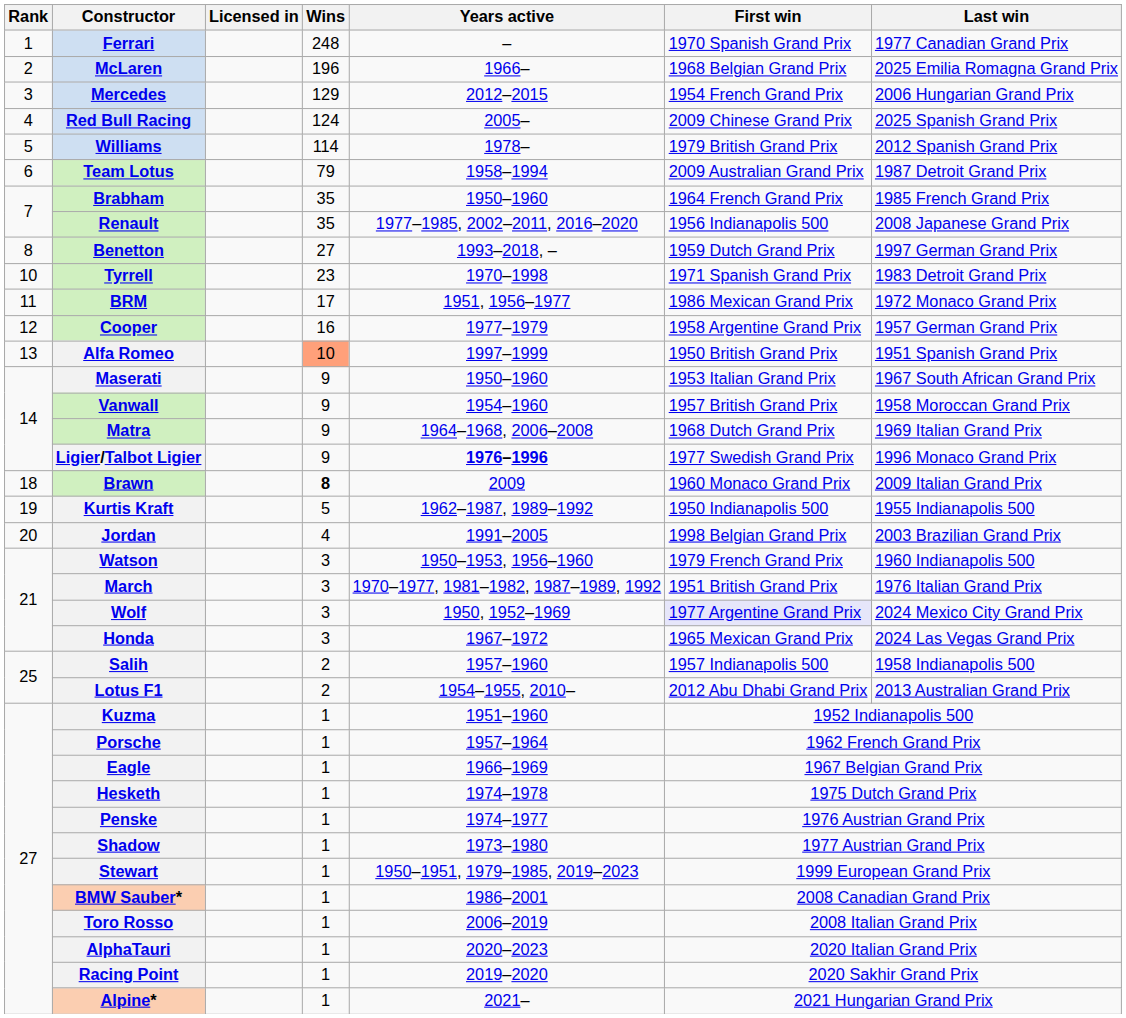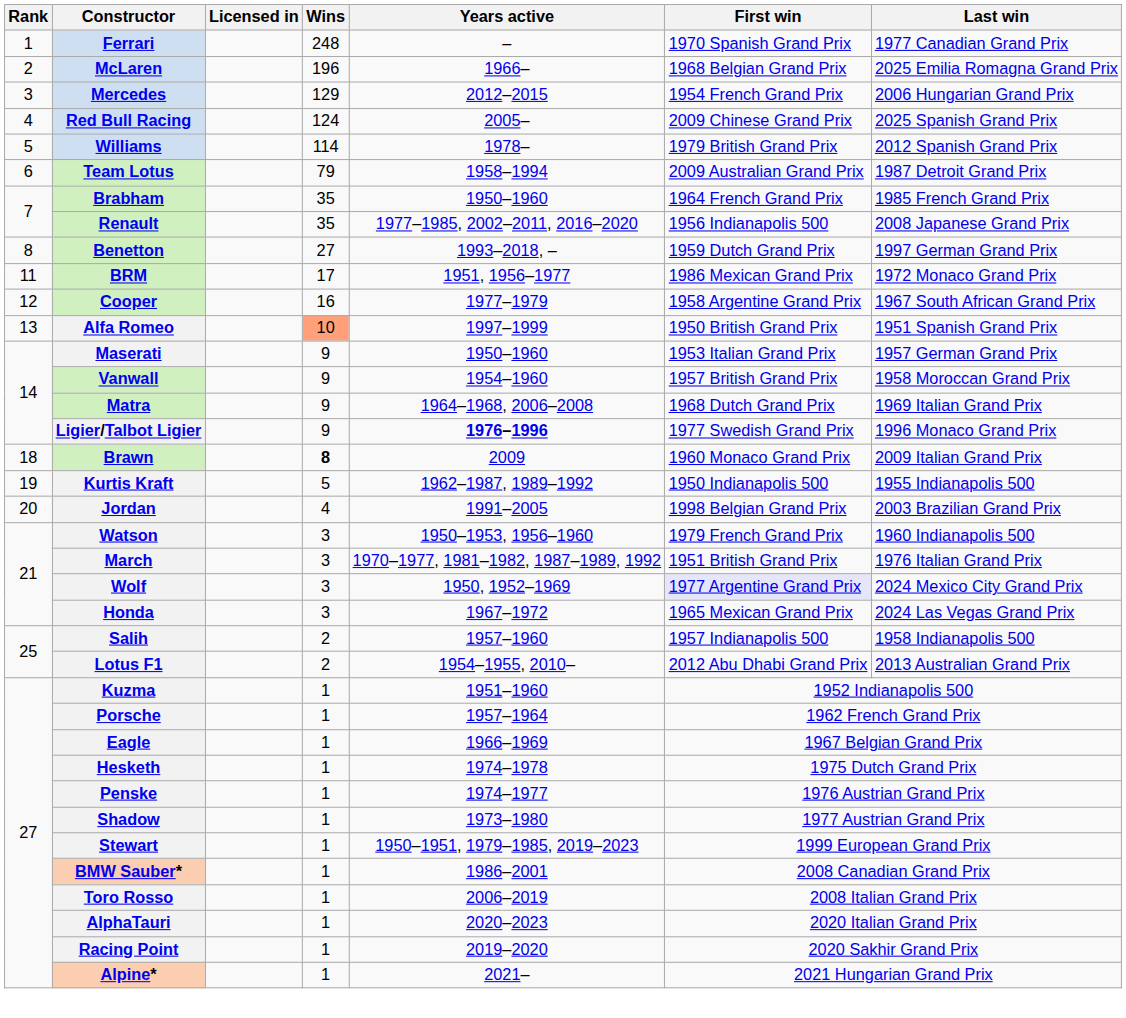- row: (129, 276)
(966, 328) 1957 German Grand Prix -> (985, 302) 1967 South African Grand Prix
(985, 379) 1967 South African Grand Prix -> (966, 353) 1957 German Grand Prix
